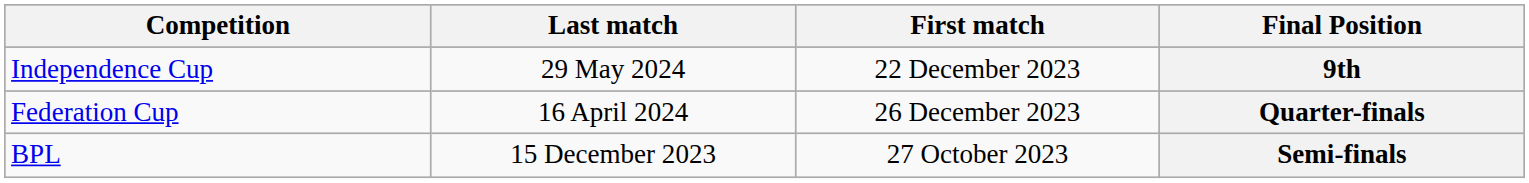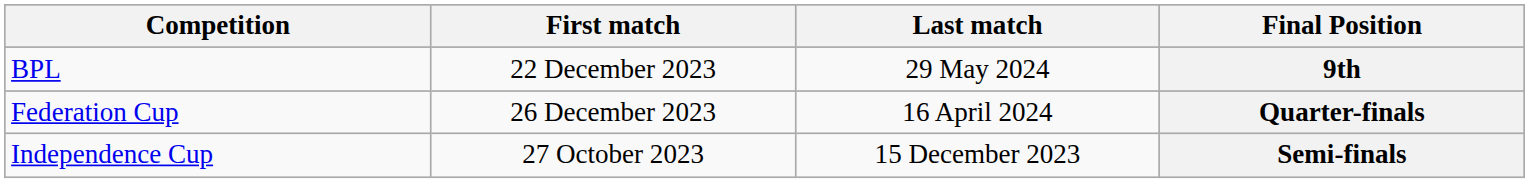columns swapped: (977, 25) <-> (613, 25)
(112, 68) Independence Cup -> (36, 68) BPL
(36, 154) BPL -> (112, 154) Independence Cup
